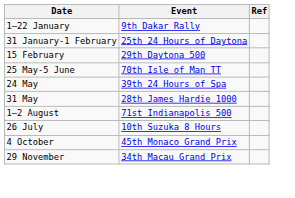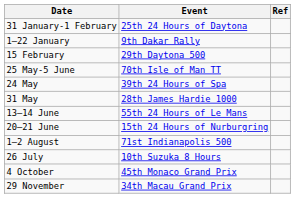rows swapped: (38, 26) <-> (62, 41)
+ row: (33, 113)
+ row: (33, 128)
